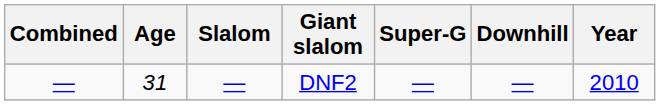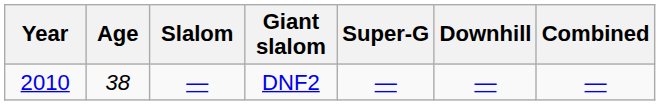columns swapped: (614, 34) <-> (64, 34)
(155, 81) 31 -> (118, 81) 38
